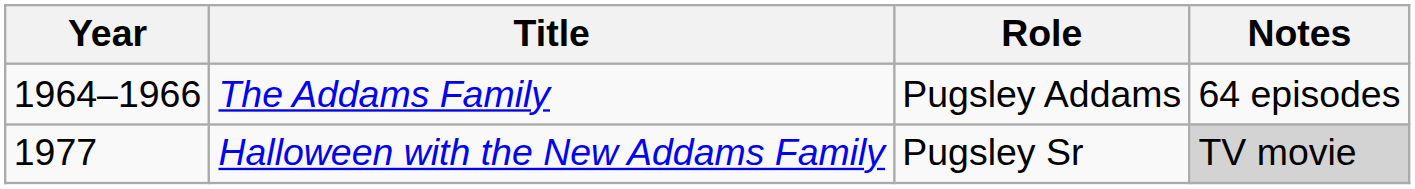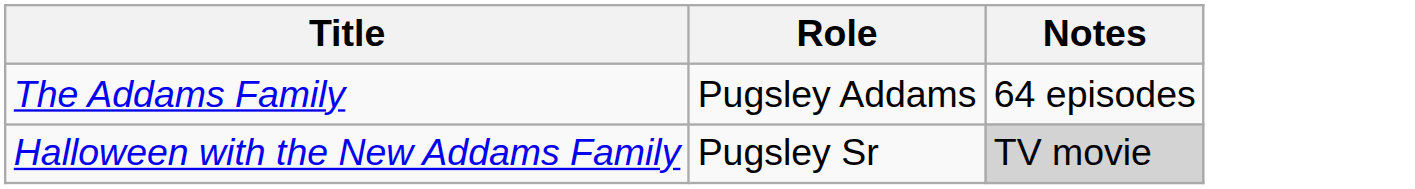- column: (108, 34)
